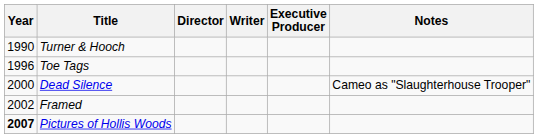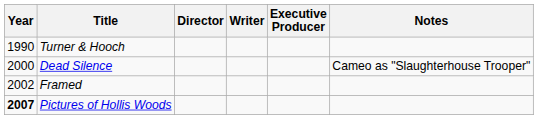- row: (64, 66)
